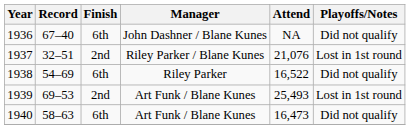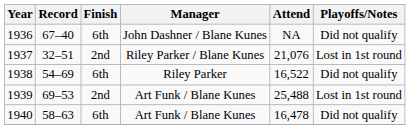(291, 94) 25,493 -> (291, 94) 25,488
(291, 114) 16,473 -> (291, 114) 16,478
